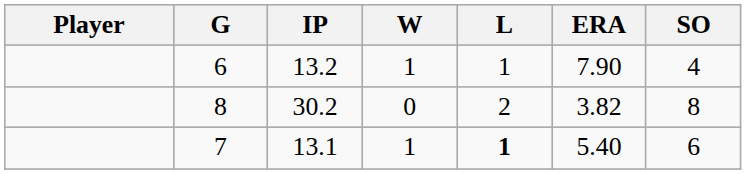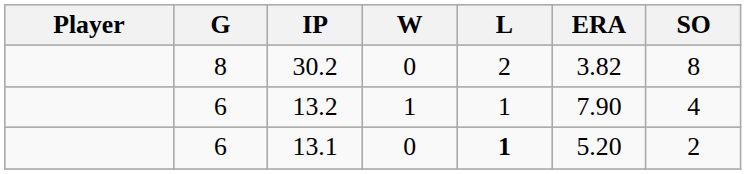rows swapped: (315, 106) <-> (315, 65)
(220, 147) 7 -> (220, 147) 6
(410, 147) 1 -> (410, 147) 0
(599, 147) 5.40 -> (599, 147) 5.20
(694, 147) 6 -> (694, 147) 2
